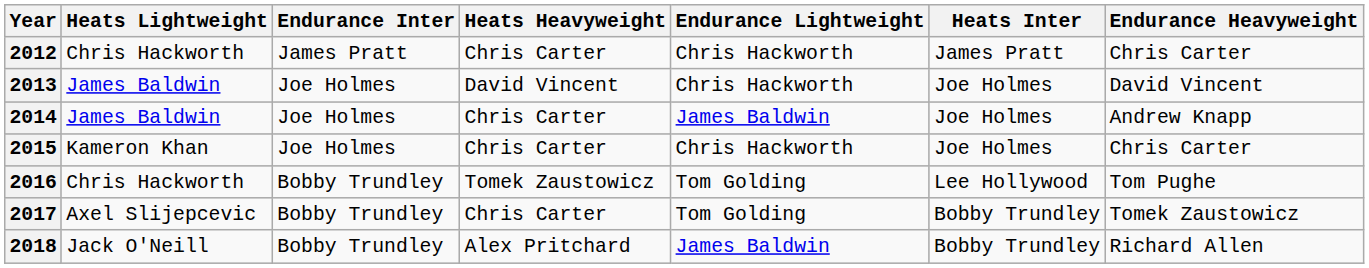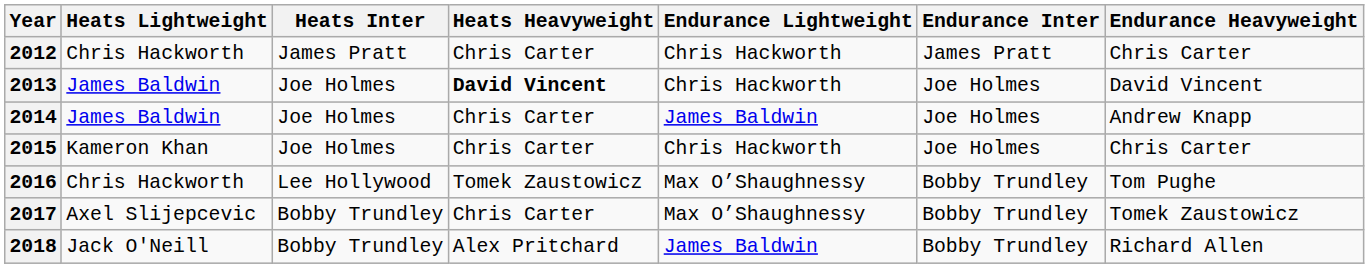columns swapped: (1017, 21) <-> (366, 21)
(542, 85) normal -> (530, 85) bold
(741, 182) Tom Golding -> (765, 182) Max O’Shaughnessy
(741, 214) Tom Golding -> (765, 214) Max O’Shaughnessy
